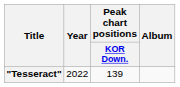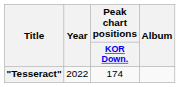(115, 74) 139 -> (115, 74) 174
